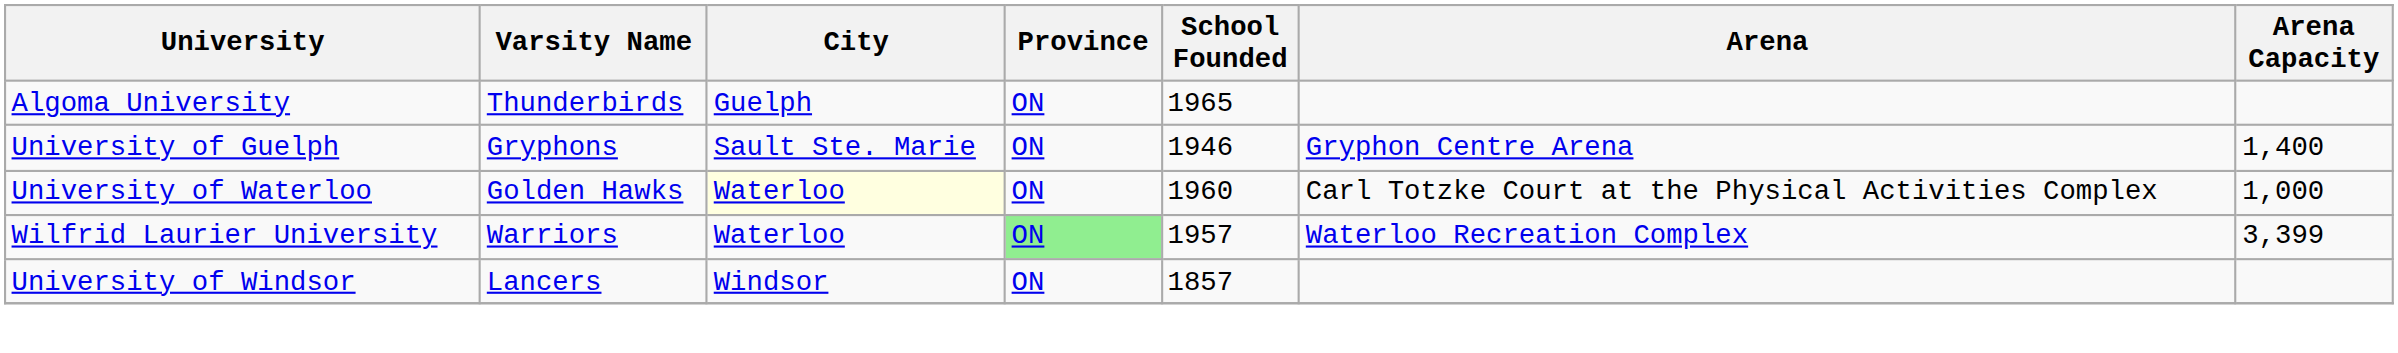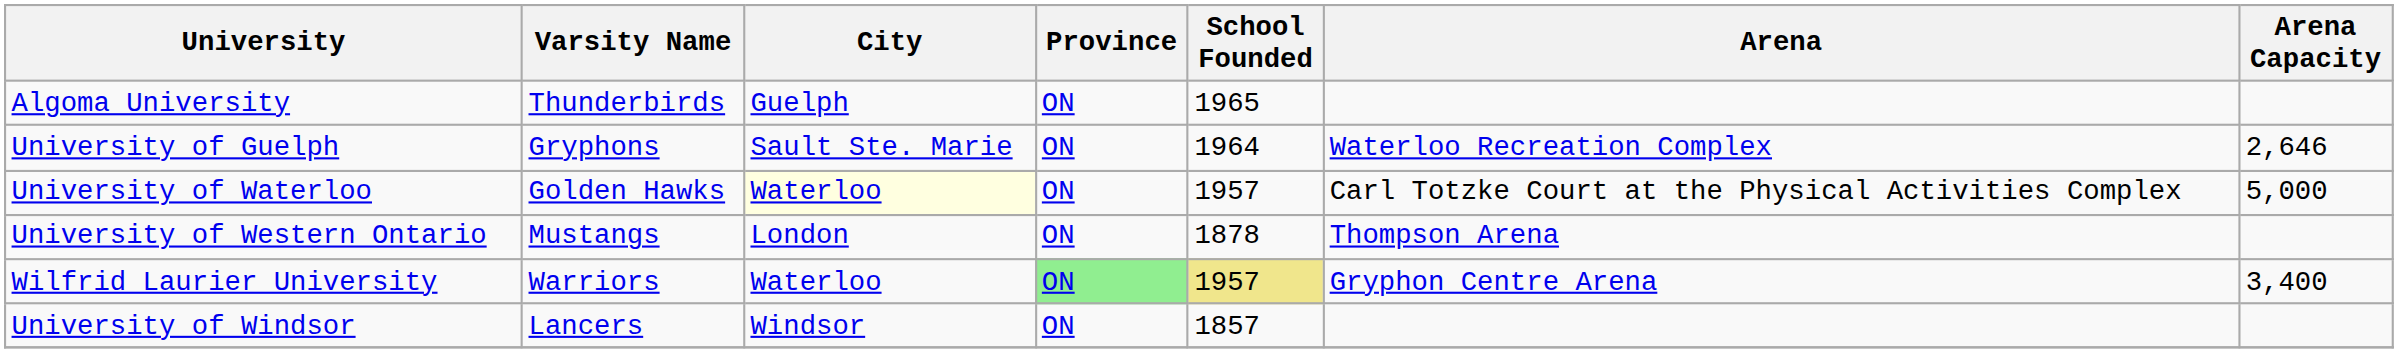(1200, 148) 1946 -> (1227, 148) 1964
(1470, 148) Gryphon Centre Arena -> (1551, 148) Waterloo Recreation Complex
(2283, 148) 1,400 -> (2287, 148) 2,646
(1200, 192) 1960 -> (1227, 192) 1957
(2283, 192) 1,000 -> (2287, 192) 5,000
+ row: (249, 237)
(1200, 237) no background -> (1227, 281) khaki background
(1527, 237) Waterloo Recreation Complex -> (1493, 281) Gryphon Centre Arena
(2283, 237) 3,399 -> (2287, 281) 3,400
